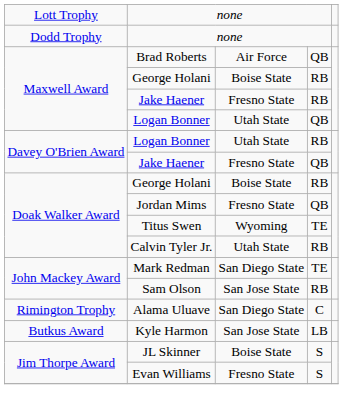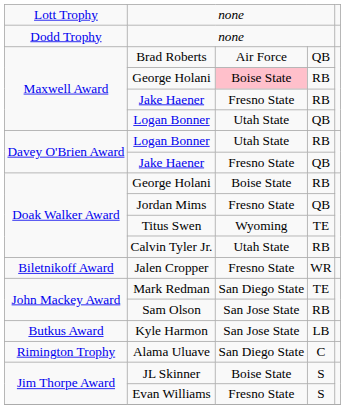(261, 78) no background -> (261, 78) pink background
+ row: (66, 267)
rows swapped: (66, 309) <-> (66, 330)
